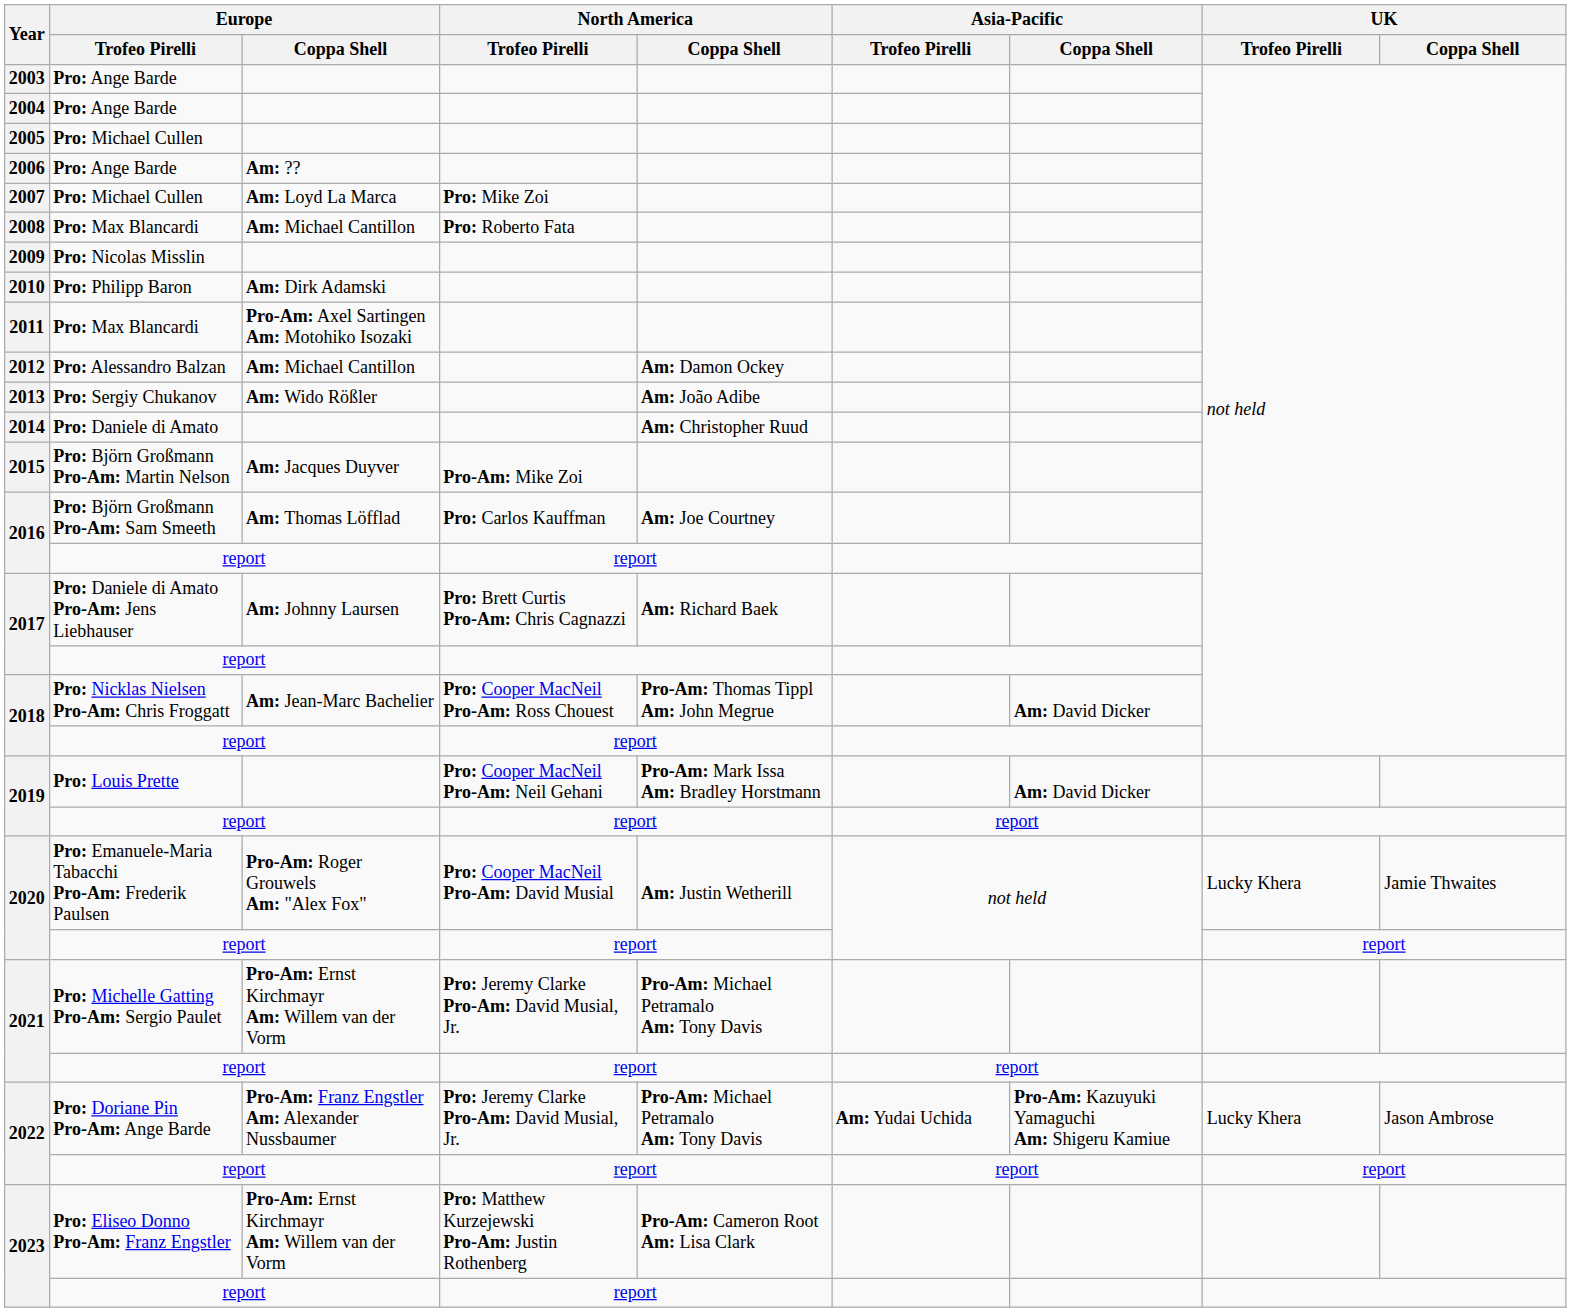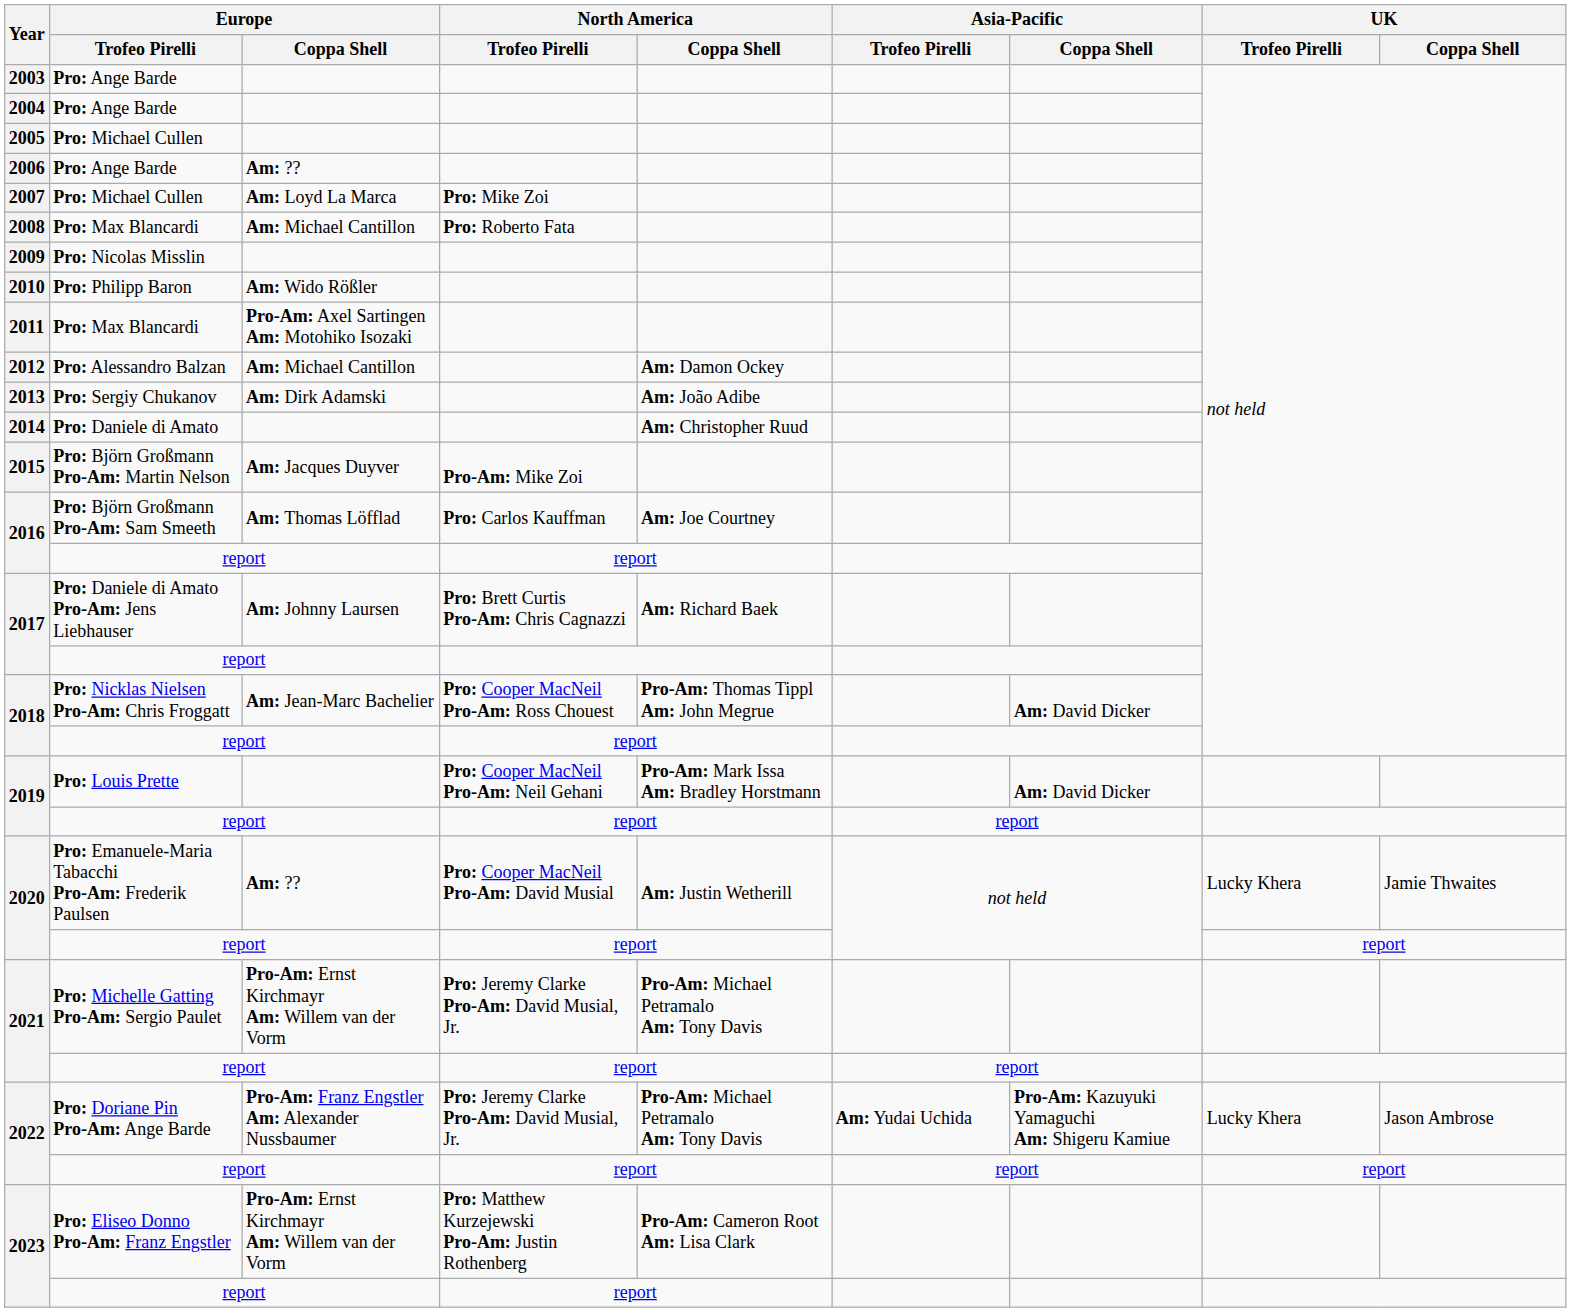(316, 286) Am: Dirk Adamski -> (311, 286) Am: Wido Rößler
(311, 397) Am: Wido Rößler -> (316, 397) Am: Dirk Adamski
(306, 883) Pro-Am: Roger Grouwels Am: "Alex Fox" -> (273, 883) Am: ??
